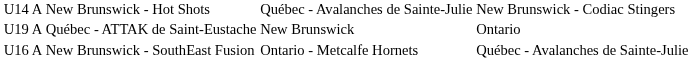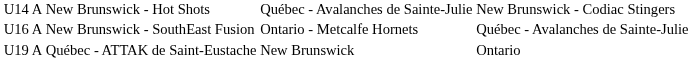rows swapped: (23, 50) <-> (23, 29)
